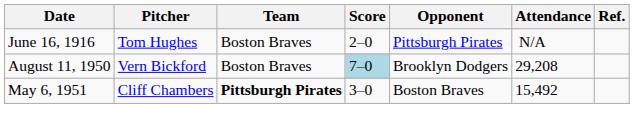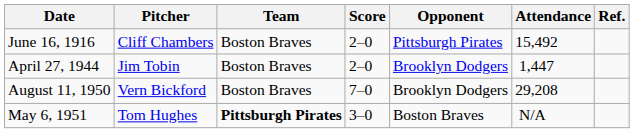(157, 41) Tom Hughes -> (166, 41) Cliff Chambers
(530, 41) N/A -> (536, 41) 15,492
+ row: (54, 66)
(361, 66) lightblue background -> (361, 90) no background
(166, 90) Cliff Chambers -> (157, 115) Tom Hughes
(536, 90) 15,492 -> (530, 115) N/A
